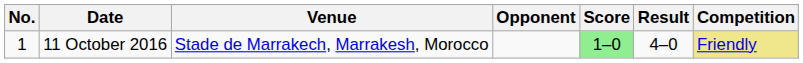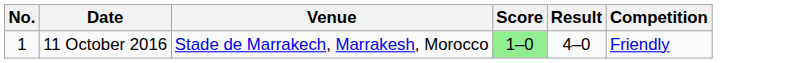- column: (536, 17)
(727, 44) khaki background -> (640, 44) no background
